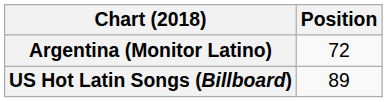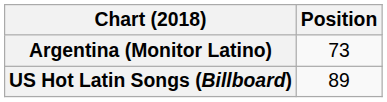(339, 50) 72 -> (339, 50) 73
